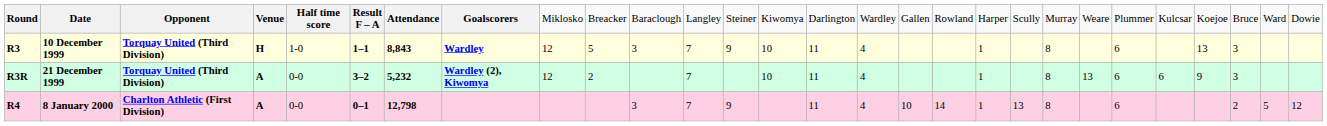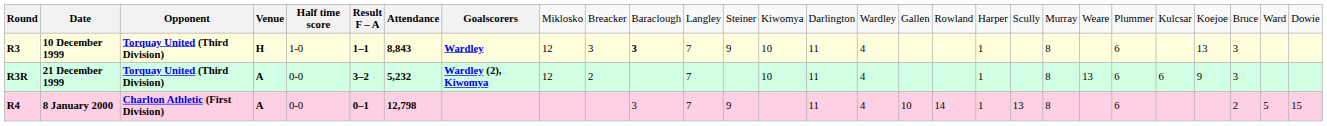(591, 48) 5 -> (591, 48) 3
(634, 48) normal -> (634, 48) bold
(1297, 106) 12 -> (1297, 106) 15
